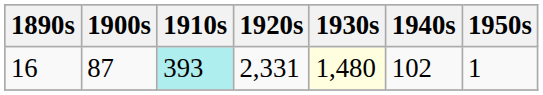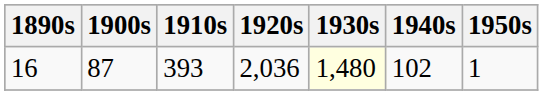(183, 68) paleturquoise background -> (183, 68) no background
(270, 68) 2,331 -> (270, 68) 2,036
